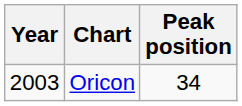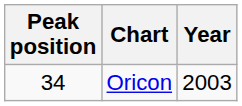columns swapped: (35, 34) <-> (189, 34)
